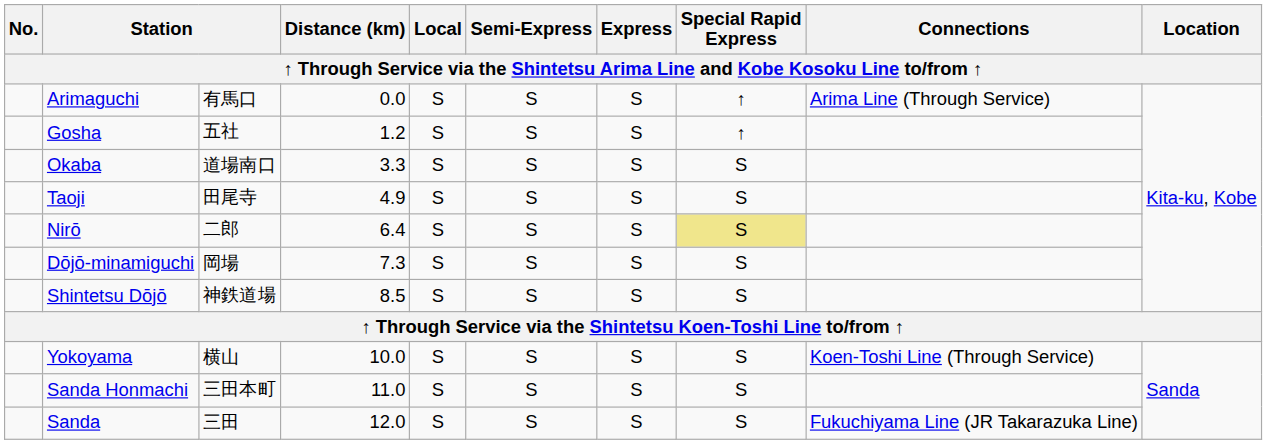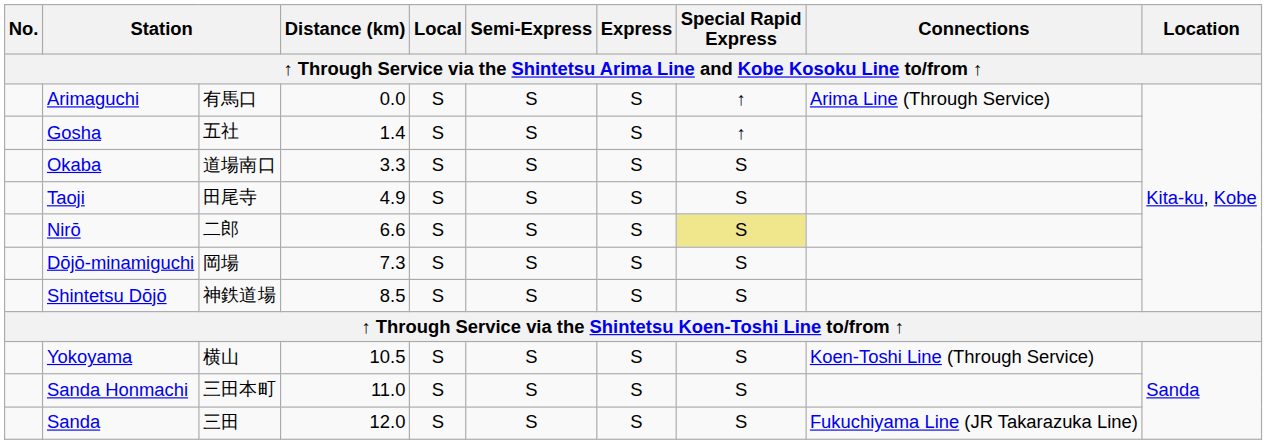(393, 132) 1.2 -> (393, 132) 1.4
(393, 230) 6.4 -> (393, 230) 6.6
(388, 357) 10.0 -> (388, 357) 10.5
